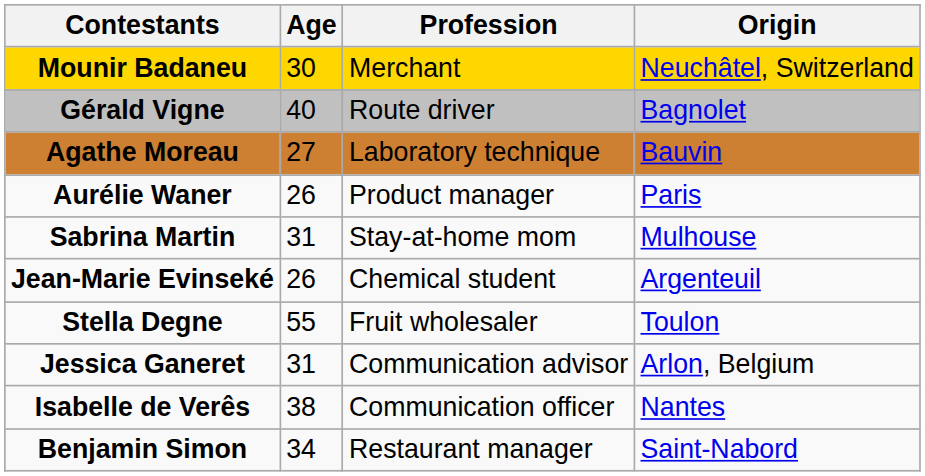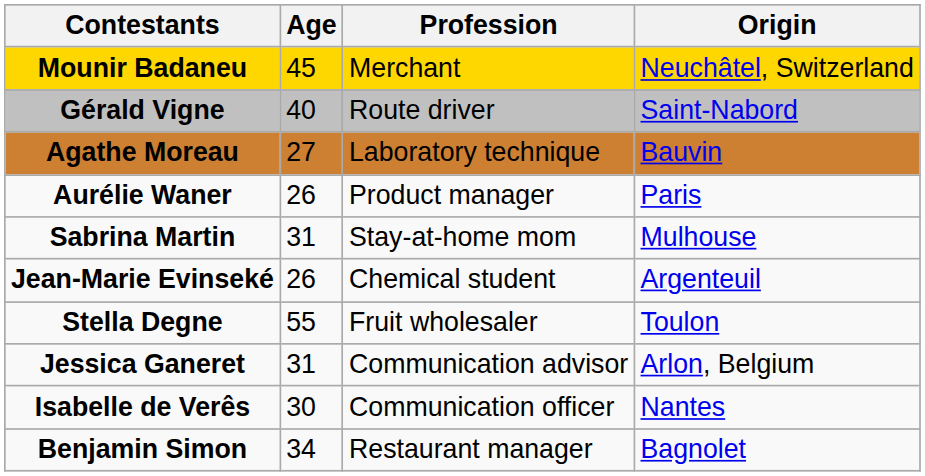(301, 68) 30 -> (301, 68) 45
(693, 110) Bagnolet -> (719, 110) Saint-Nabord
(301, 407) 38 -> (301, 407) 30
(719, 449) Saint-Nabord -> (693, 449) Bagnolet
